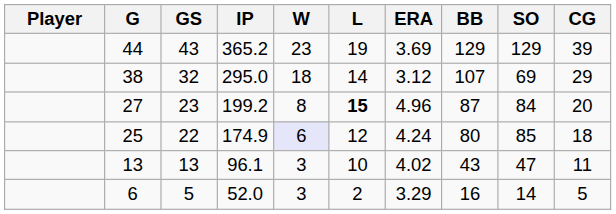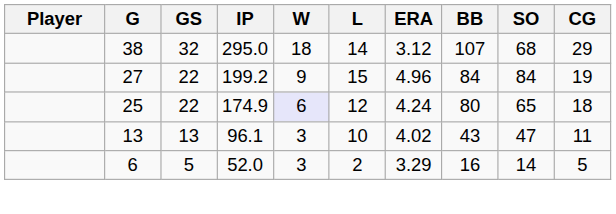- row: (133, 48)
(526, 77) 69 -> (526, 48) 68
(189, 106) 23 -> (189, 77) 22
(301, 106) 8 -> (301, 77) 9
(357, 106) bold -> (357, 77) normal
(470, 106) 87 -> (470, 77) 84
(582, 106) 20 -> (582, 77) 19
(526, 135) 85 -> (526, 106) 65
